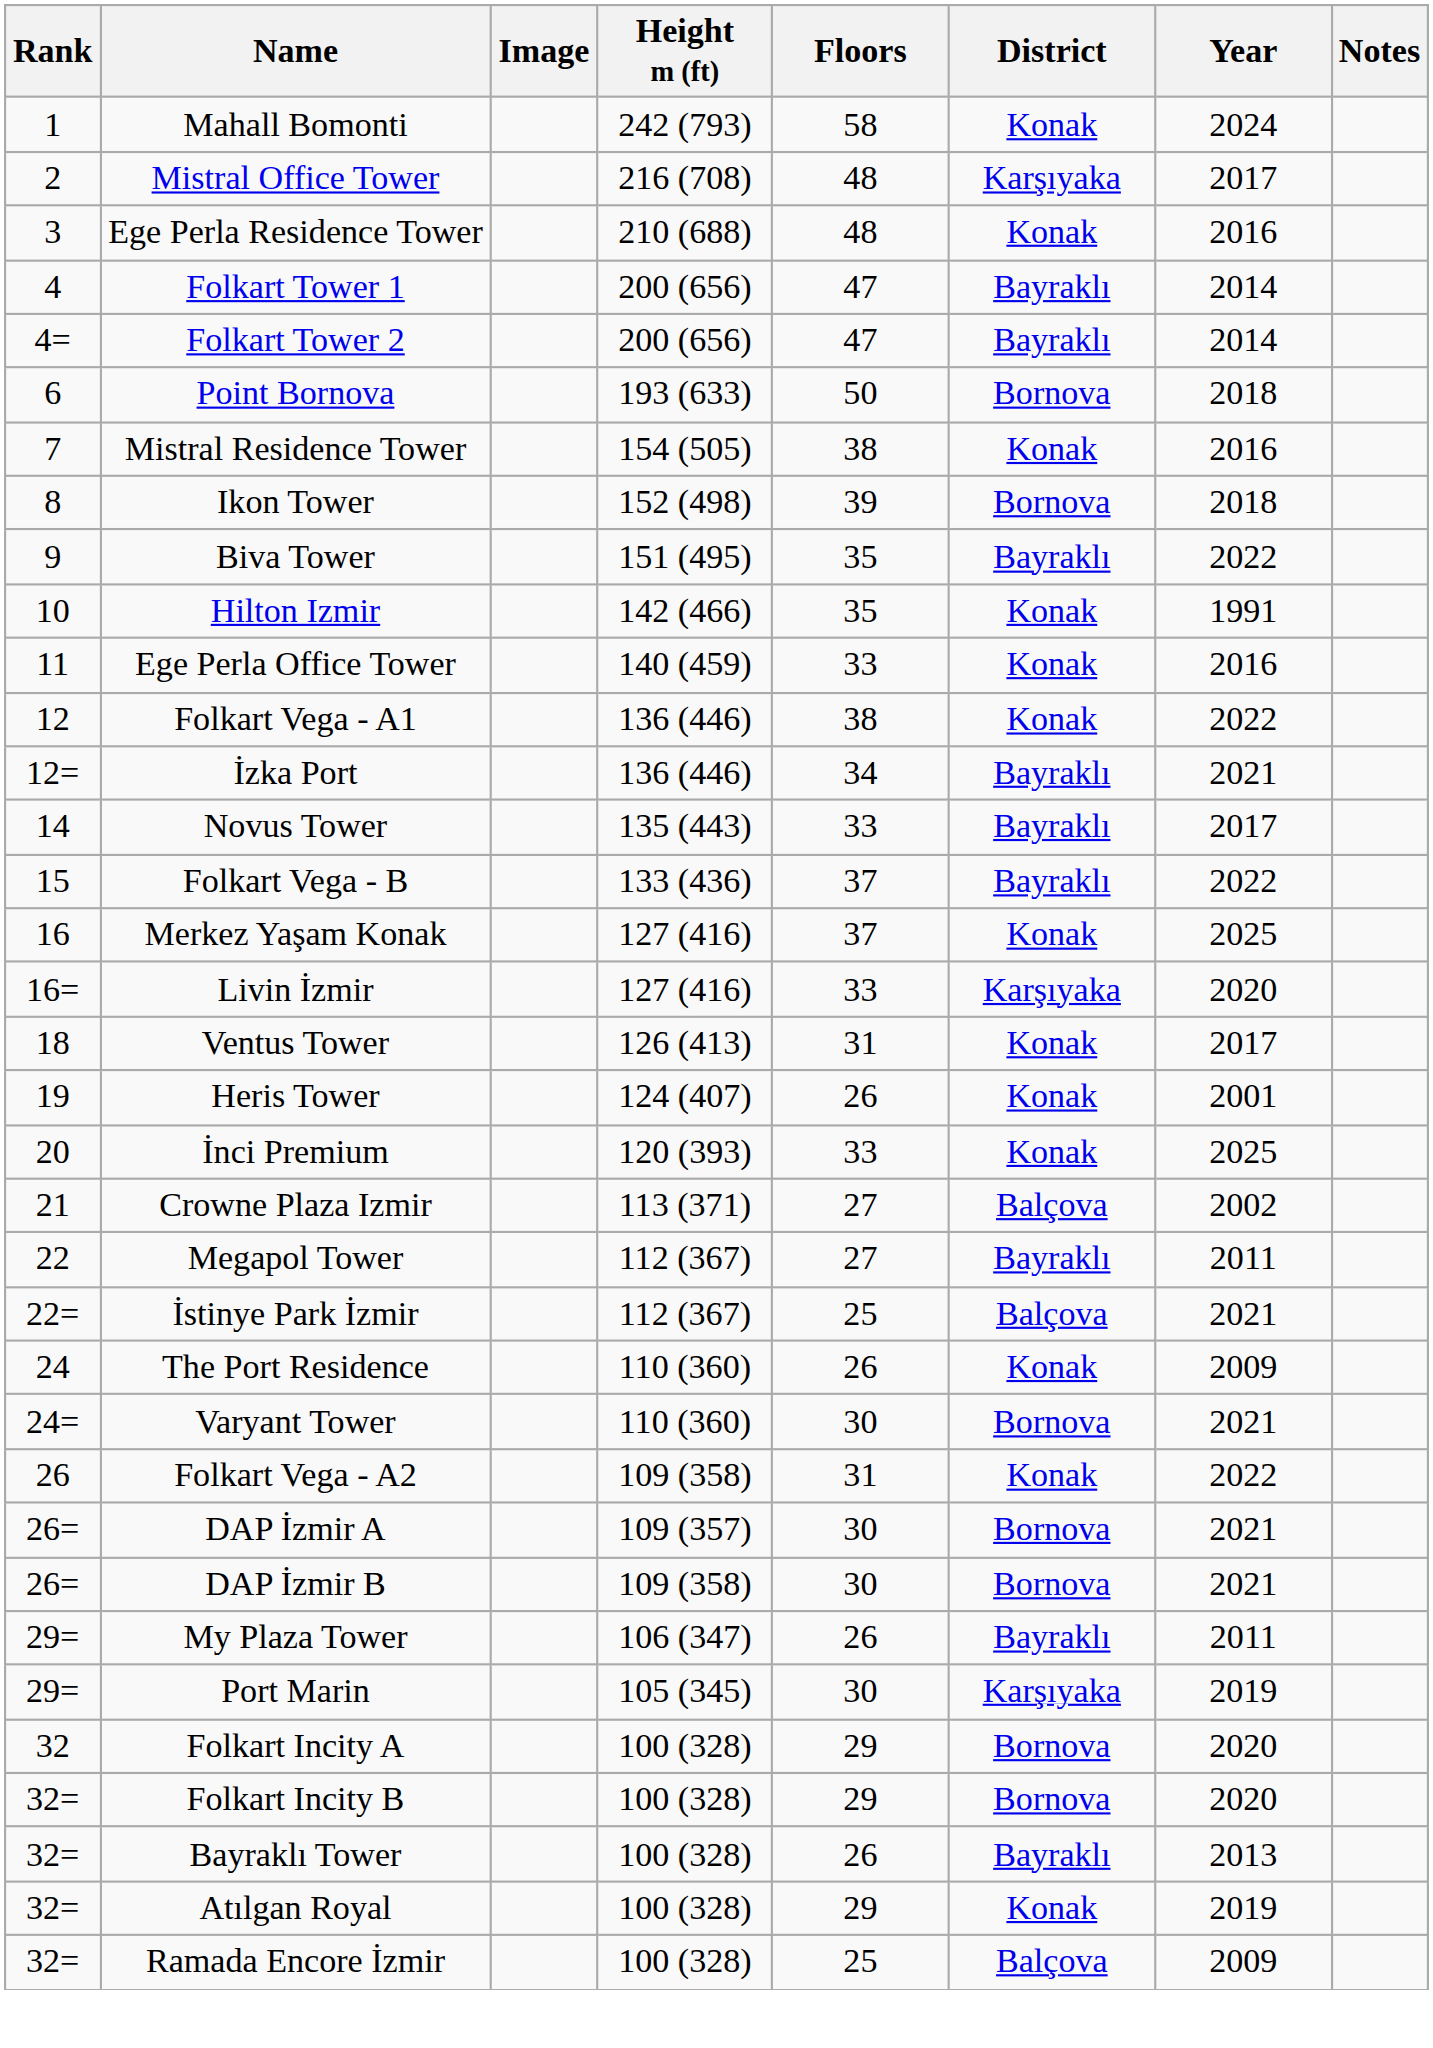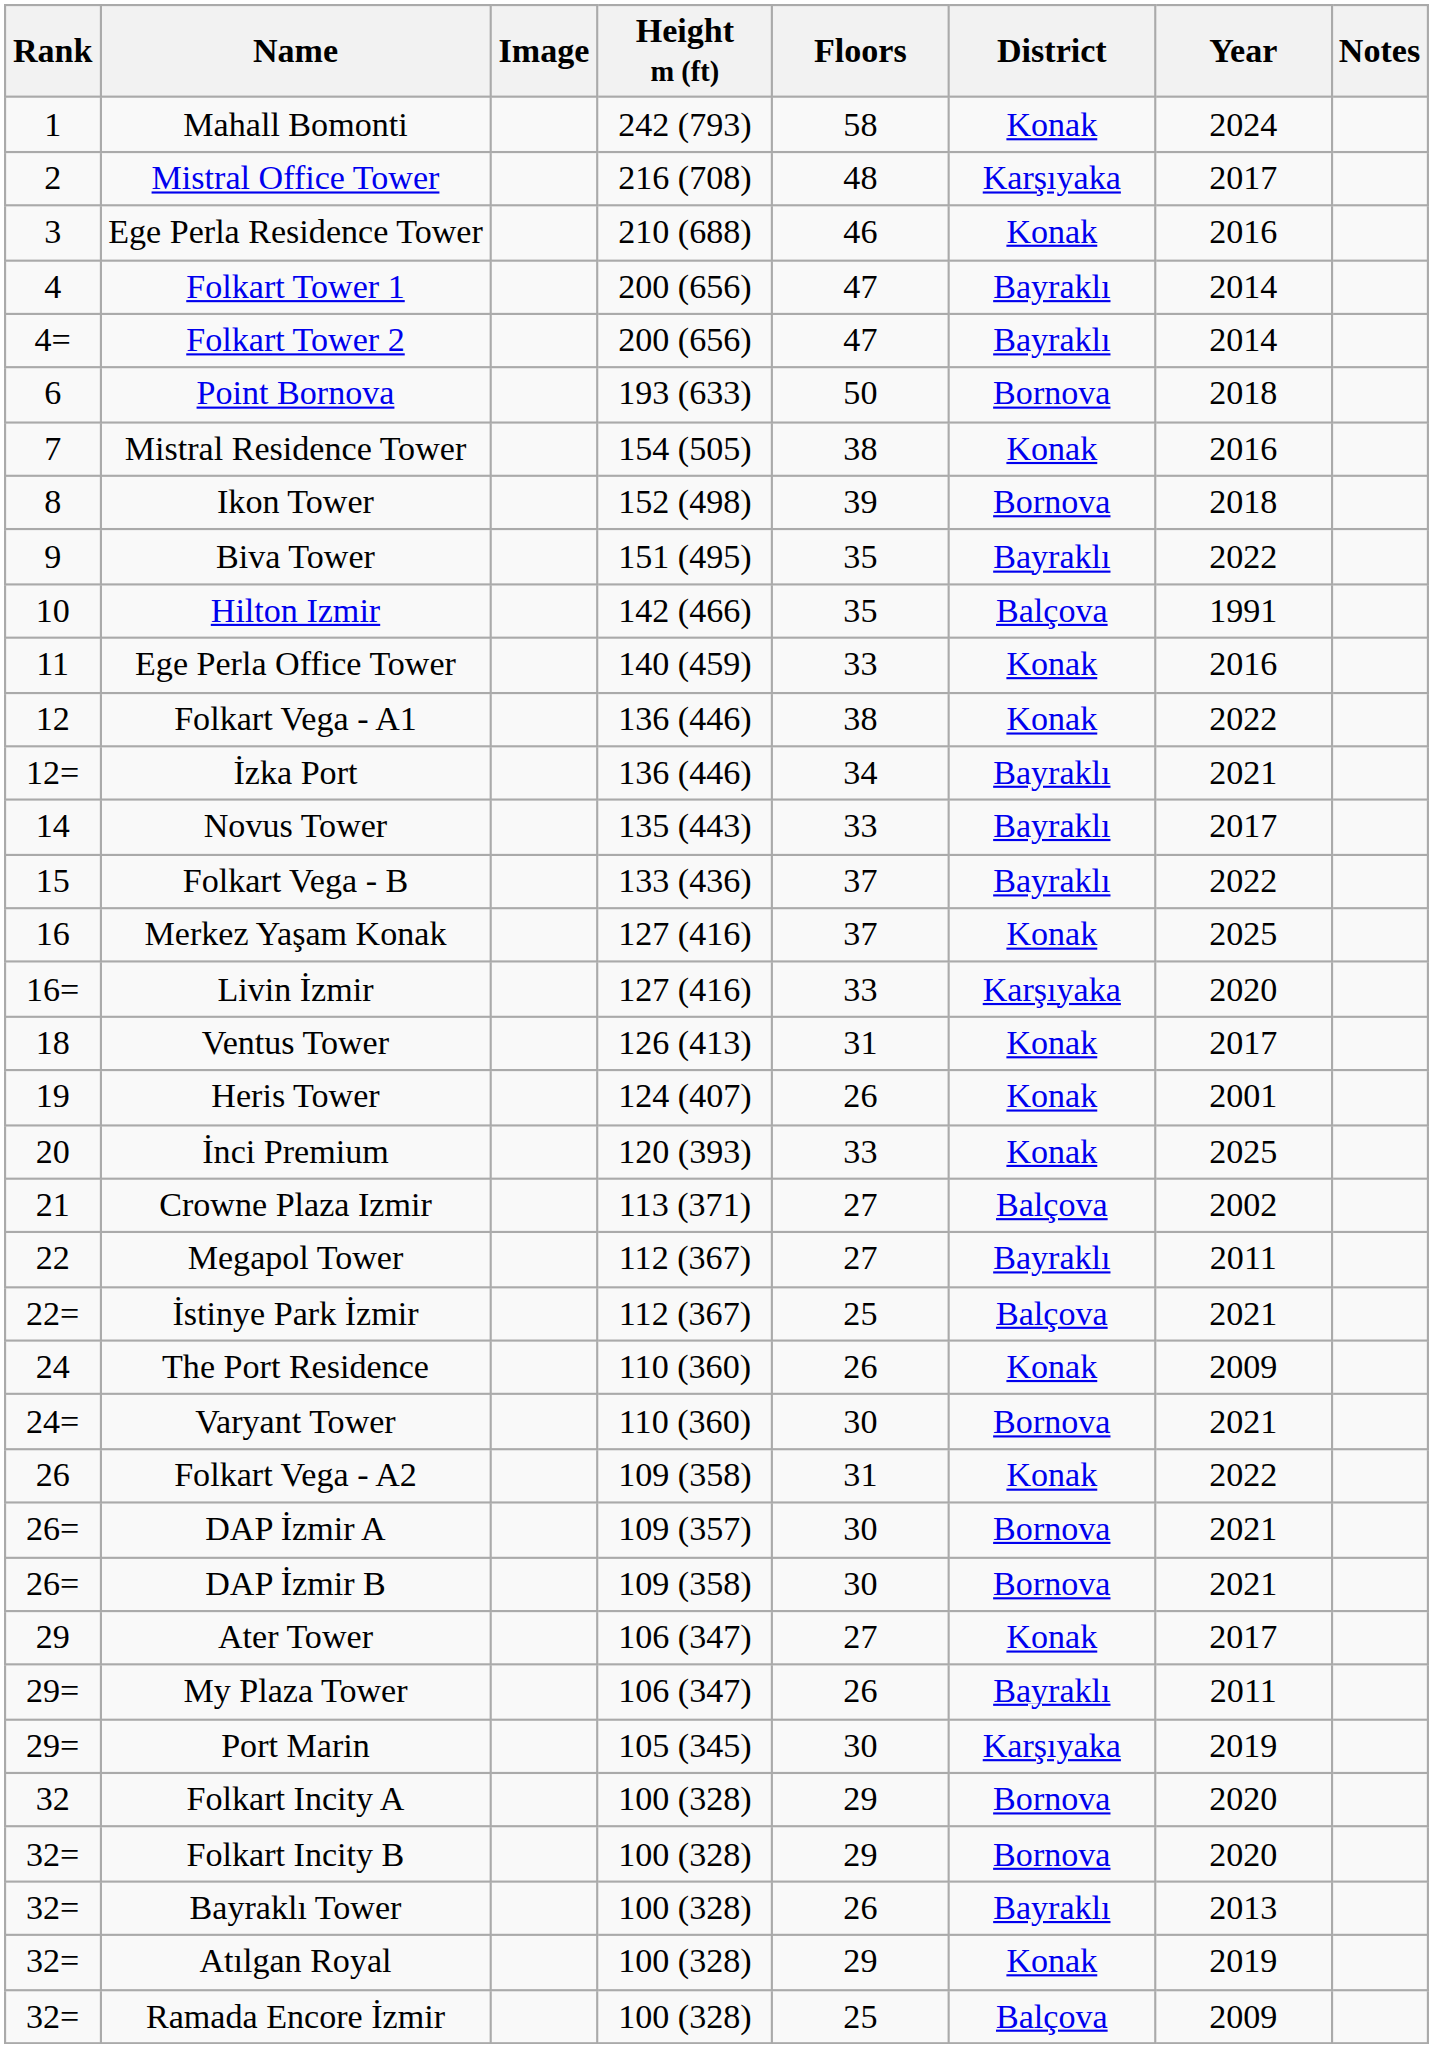(860, 232) 48 -> (860, 232) 46
(1052, 610) Konak -> (1052, 610) Balçova
+ row: (295, 1637)
